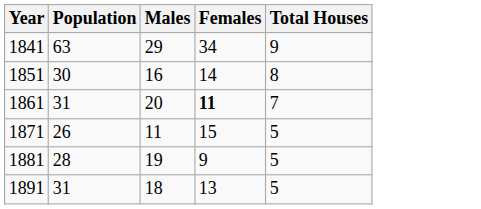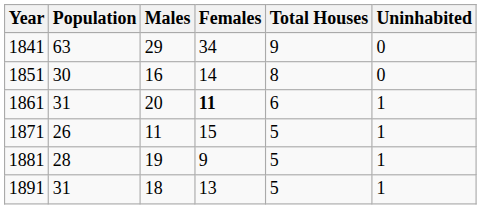+ column: (424, 18)
(274, 103) 7 -> (274, 103) 6
